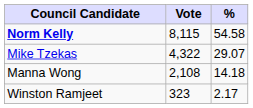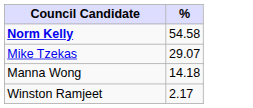- column: (189, 14)
